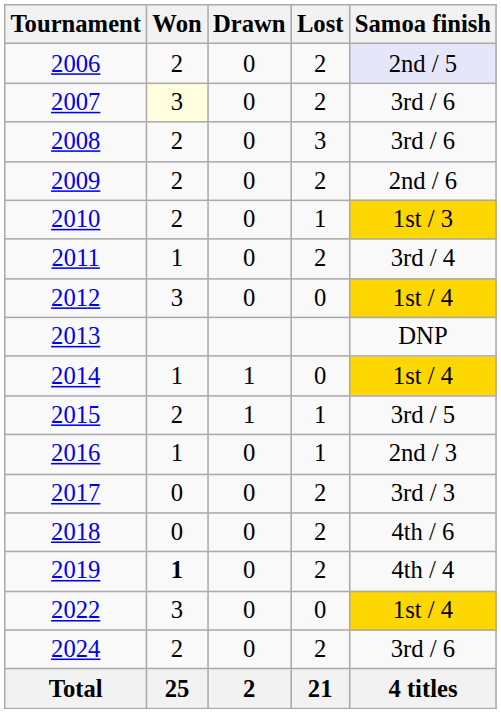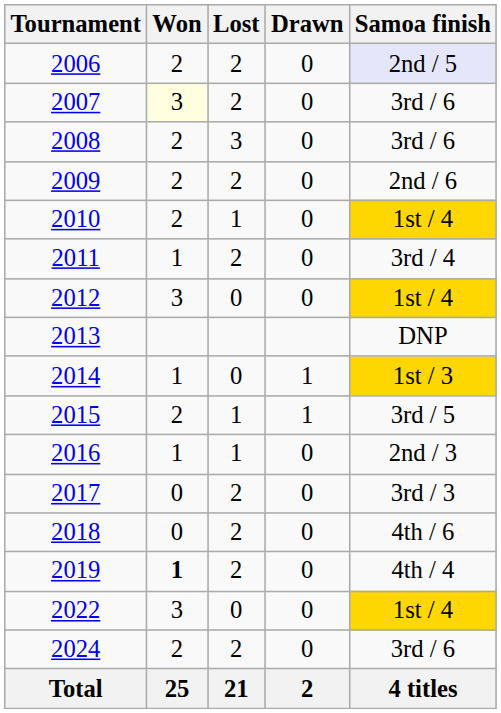columns swapped: (249, 24) <-> (320, 24)
(423, 219) 1st / 3 -> (423, 219) 1st / 4
(423, 375) 1st / 4 -> (423, 375) 1st / 3
